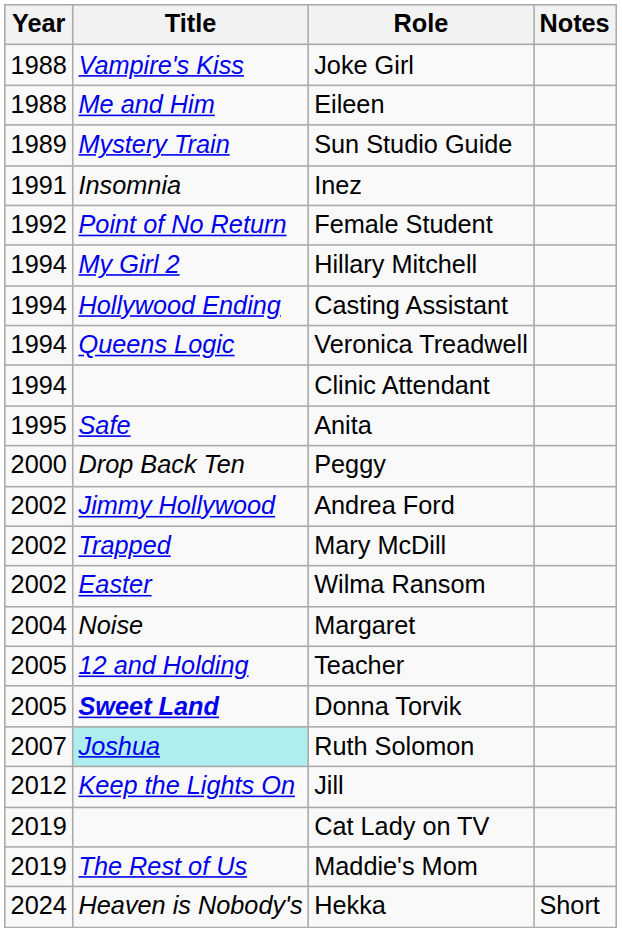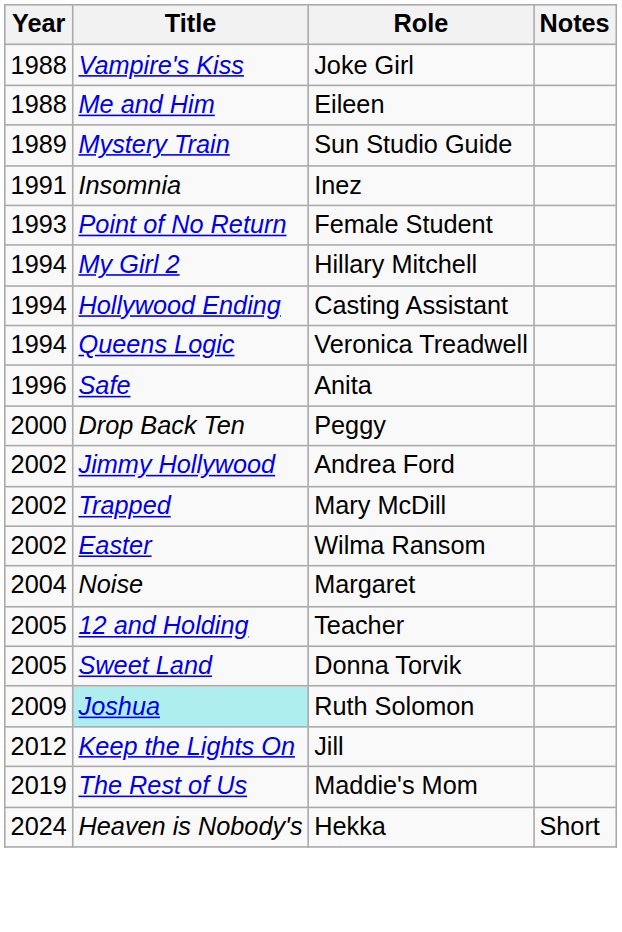(39, 225) 1992 -> (39, 225) 1993
- row: (402, 385)
(39, 425) 1995 -> (39, 385) 1996
(149, 706) bold -> (145, 666) normal
(39, 746) 2007 -> (39, 706) 2009
- row: (402, 826)
